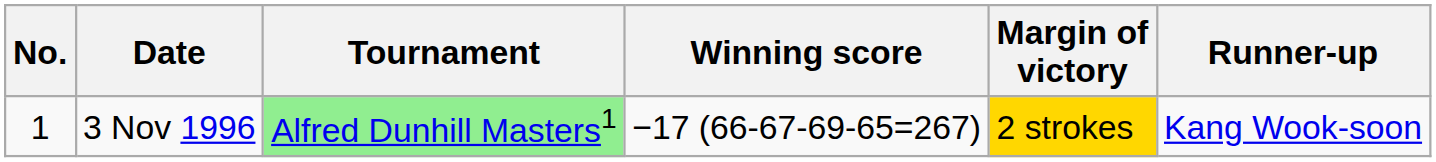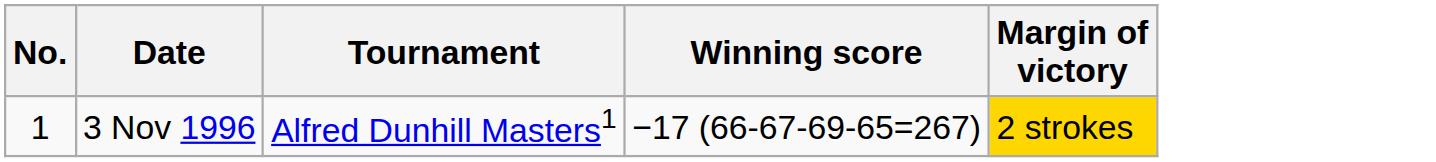- column: (1293, 51)
(444, 127) lightgreen background -> (444, 127) no background
